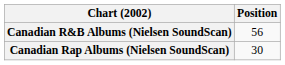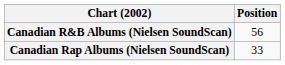(257, 50) 30 -> (257, 50) 33
